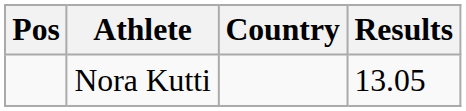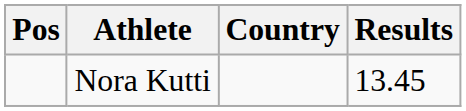(390, 79) 13.05 -> (390, 79) 13.45
